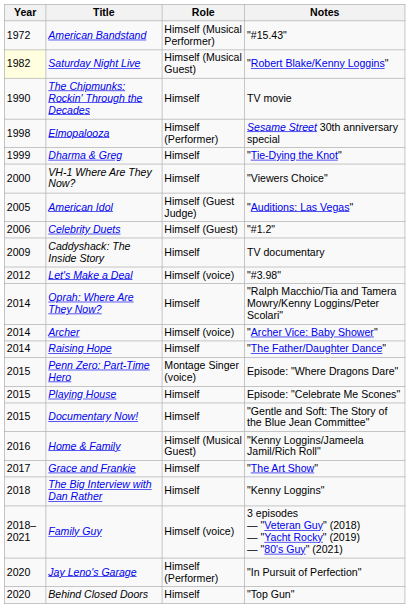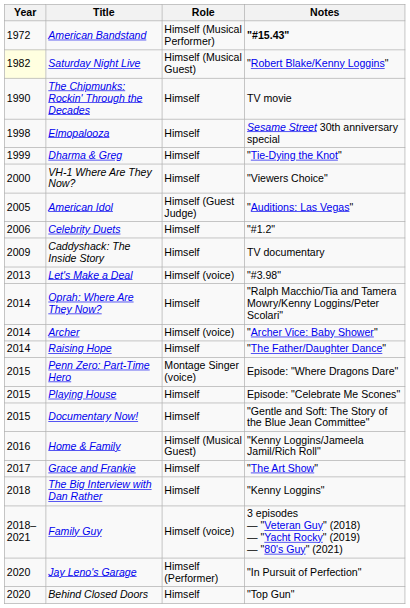(267, 35) normal -> (268, 35) bold
(191, 133) Himself (Performer) -> (182, 133) Himself
(201, 230) Himself (Guest) -> (182, 230) Himself
(19, 275) 2012 -> (19, 275) 2013
